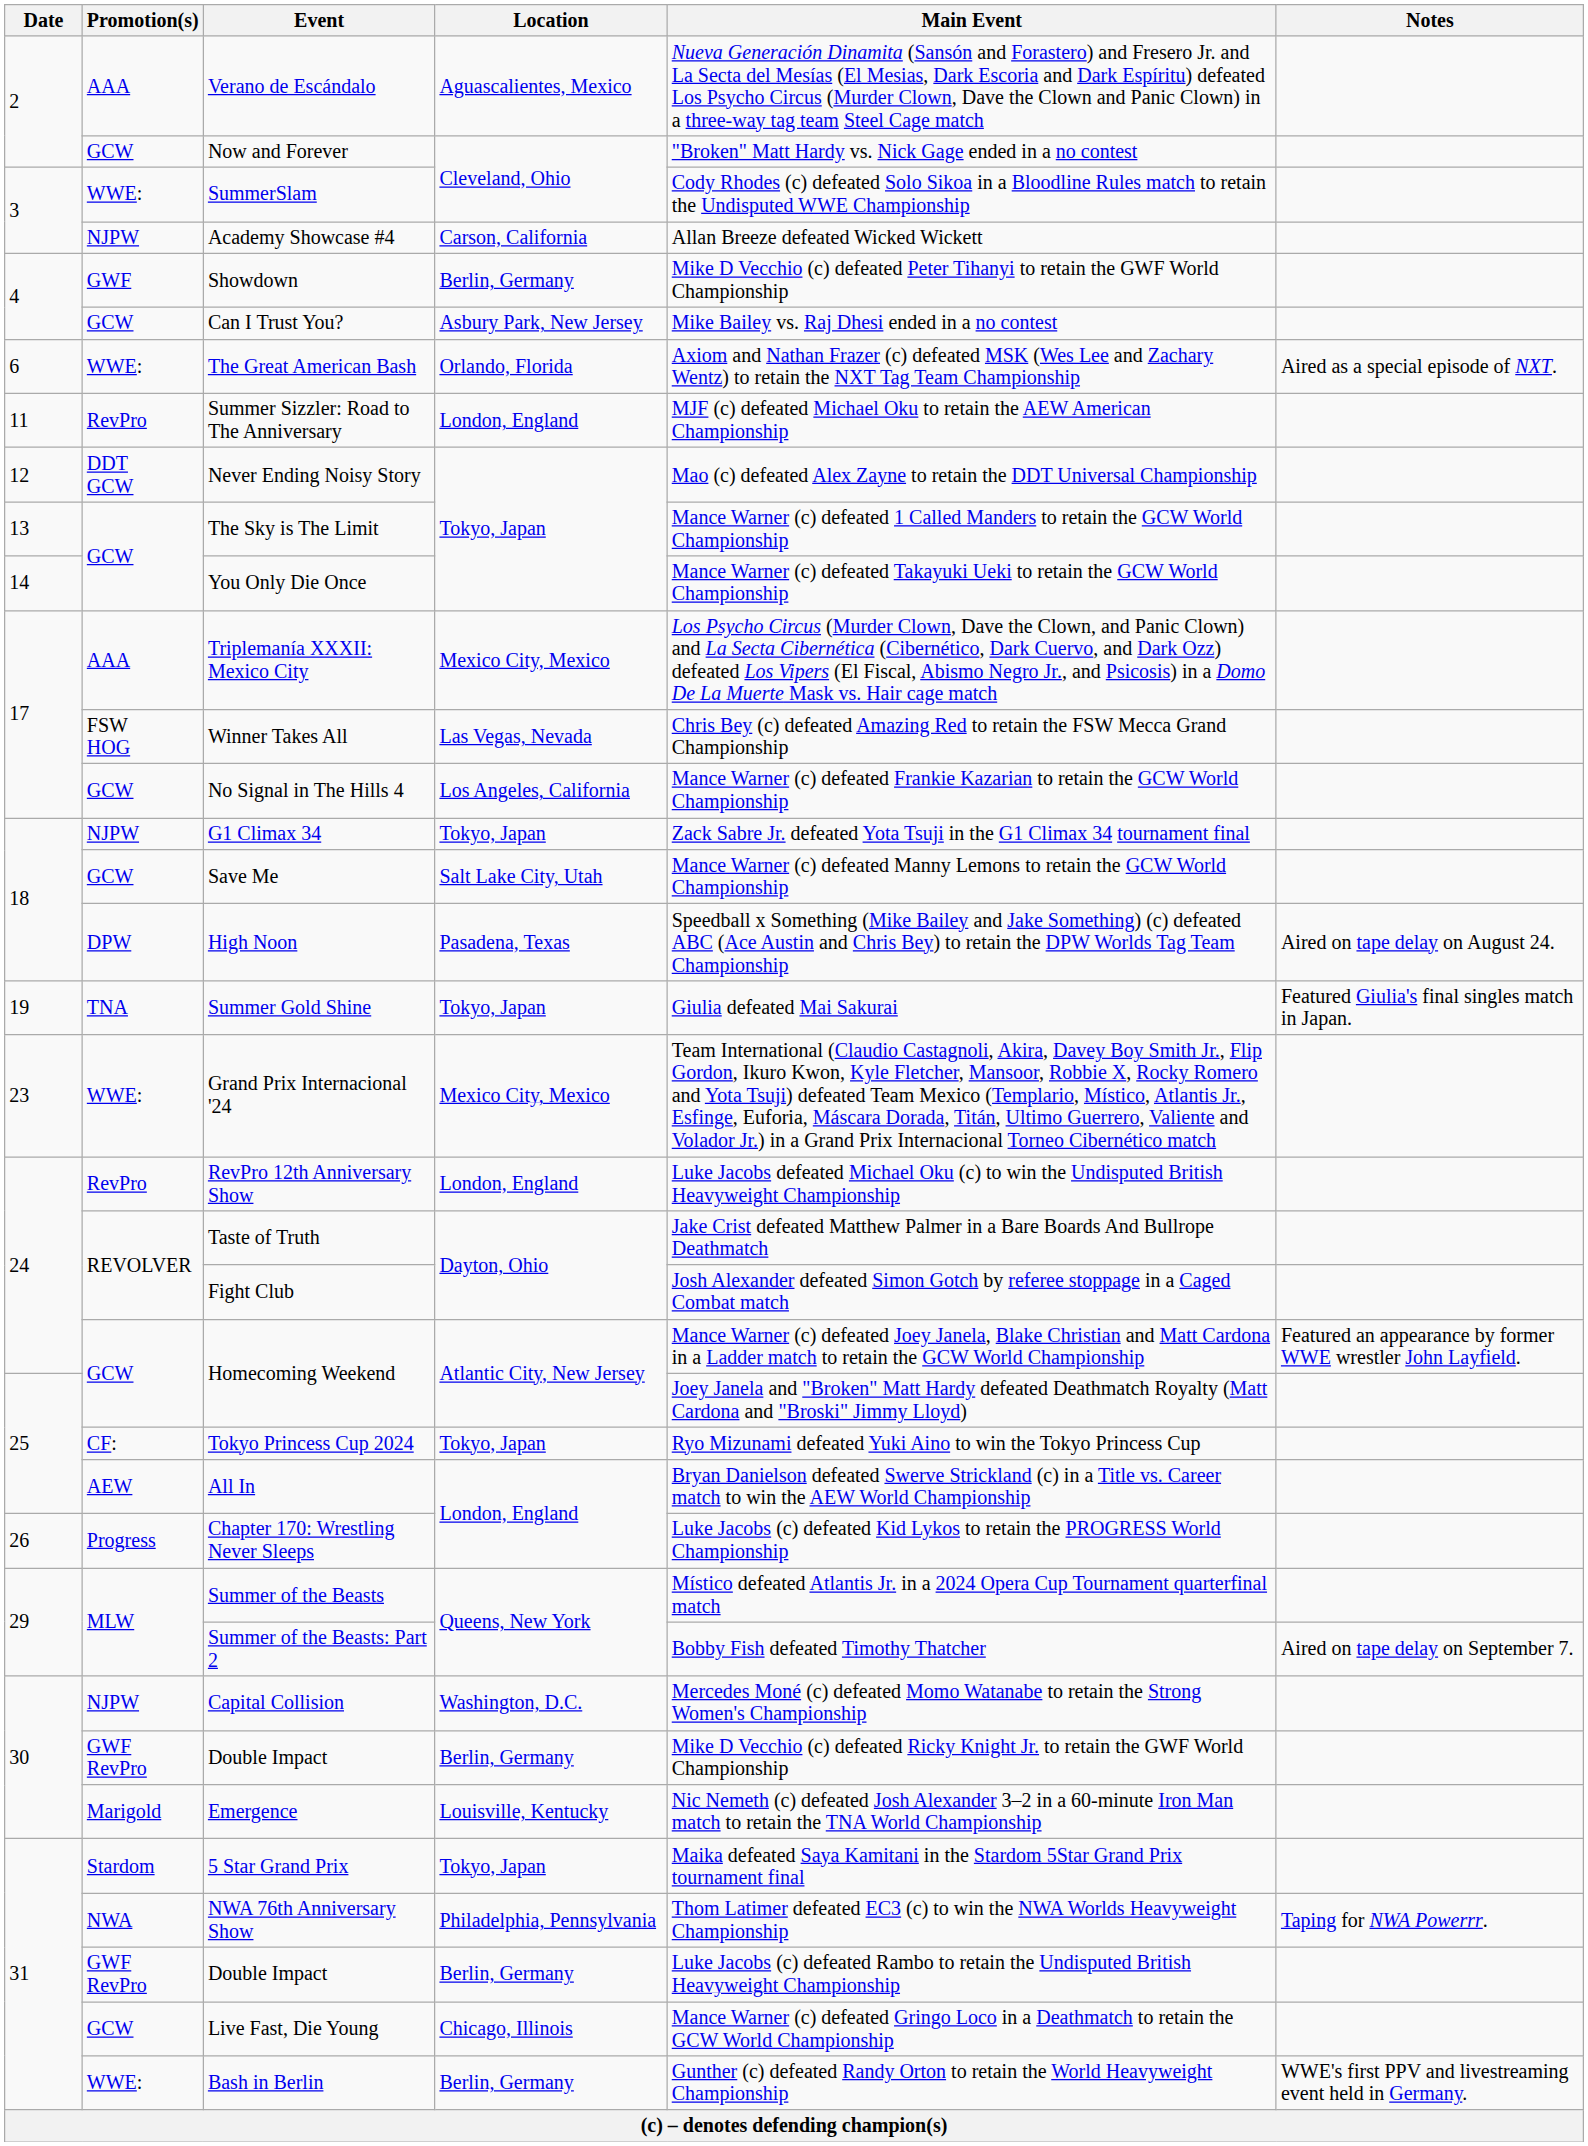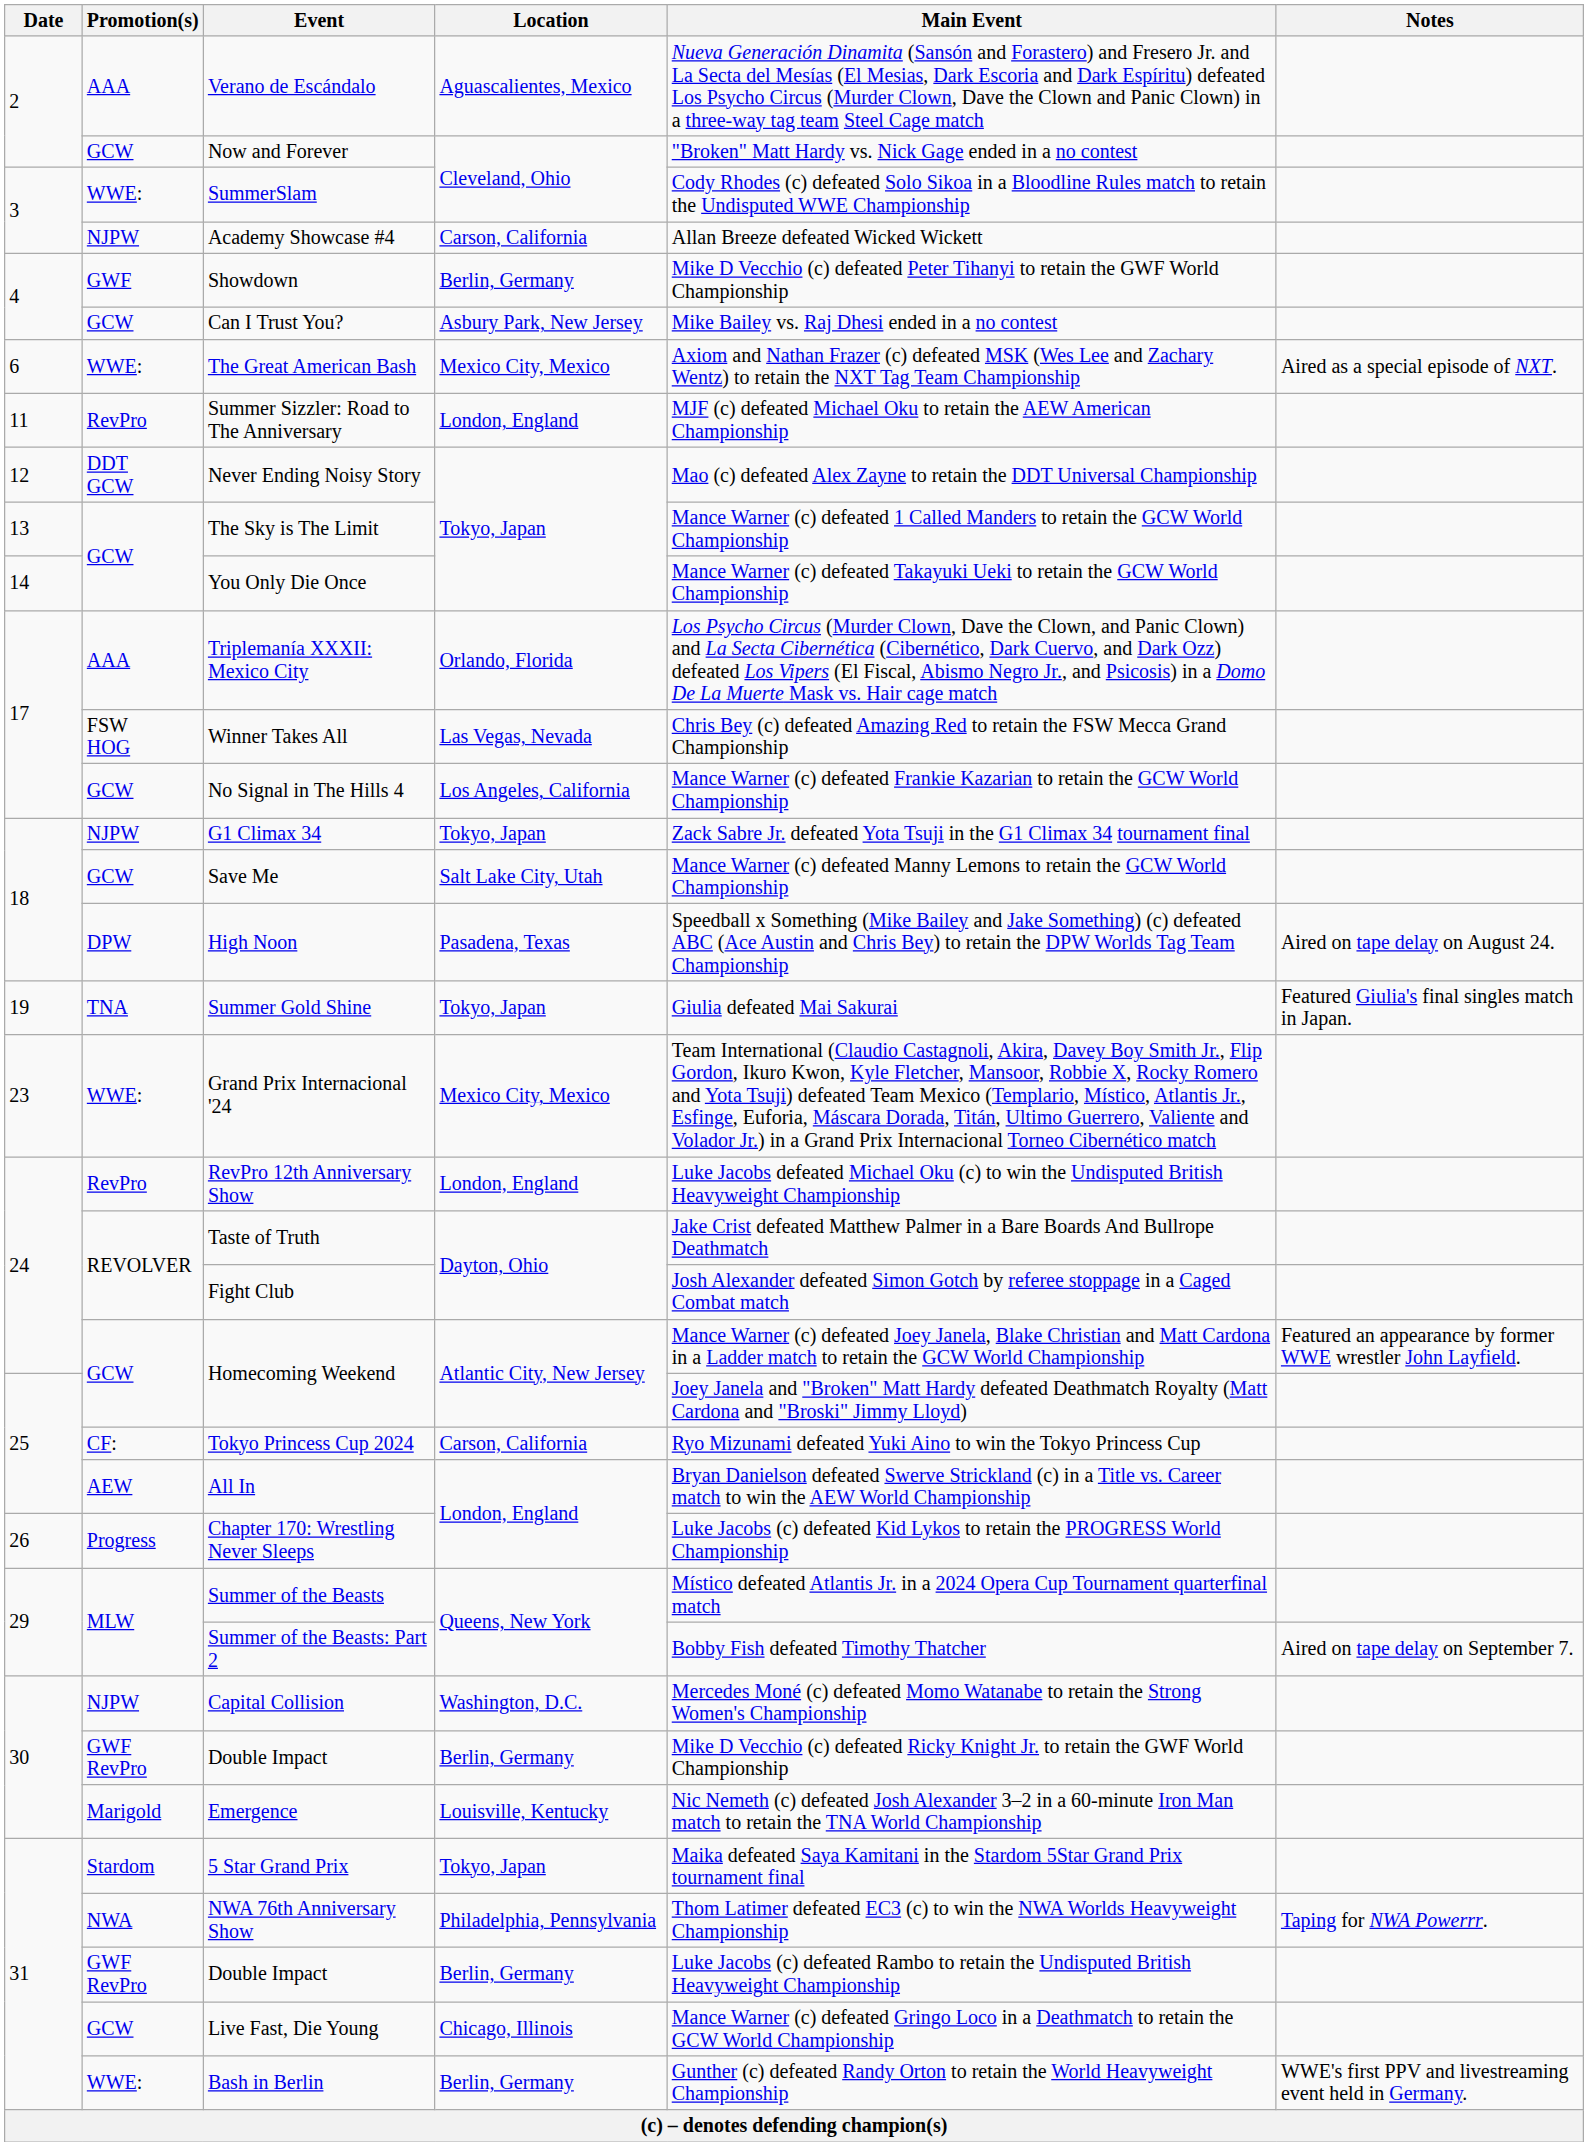(506, 366) Orlando, Florida -> (525, 366) Mexico City, Mexico
(525, 659) Mexico City, Mexico -> (506, 659) Orlando, Florida
(493, 1443) Tokyo, Japan -> (513, 1443) Carson, California
